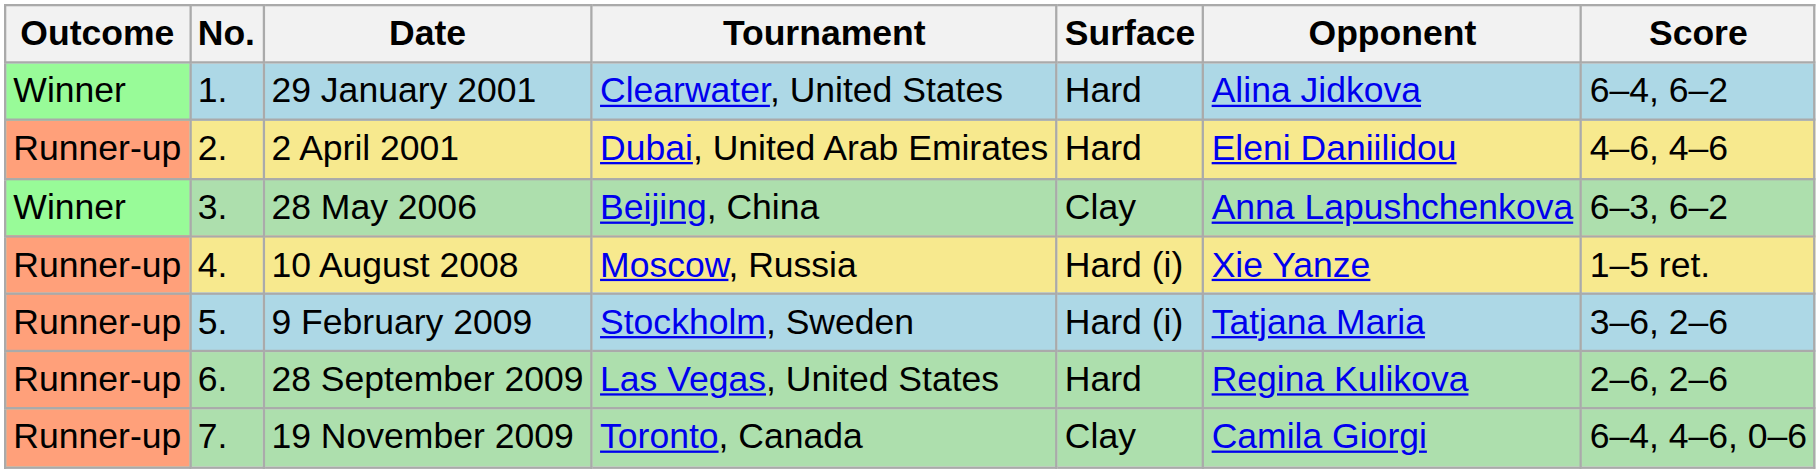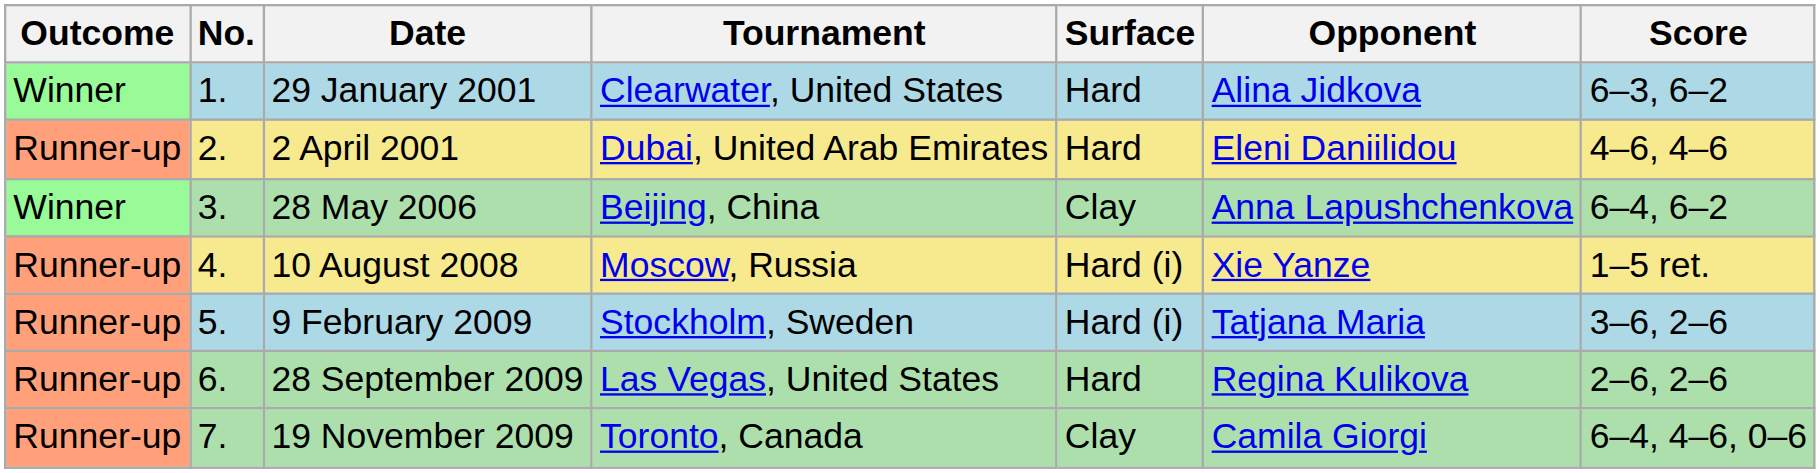(1659, 90) 6–4, 6–2 -> (1659, 90) 6–3, 6–2
(1659, 205) 6–3, 6–2 -> (1659, 205) 6–4, 6–2
